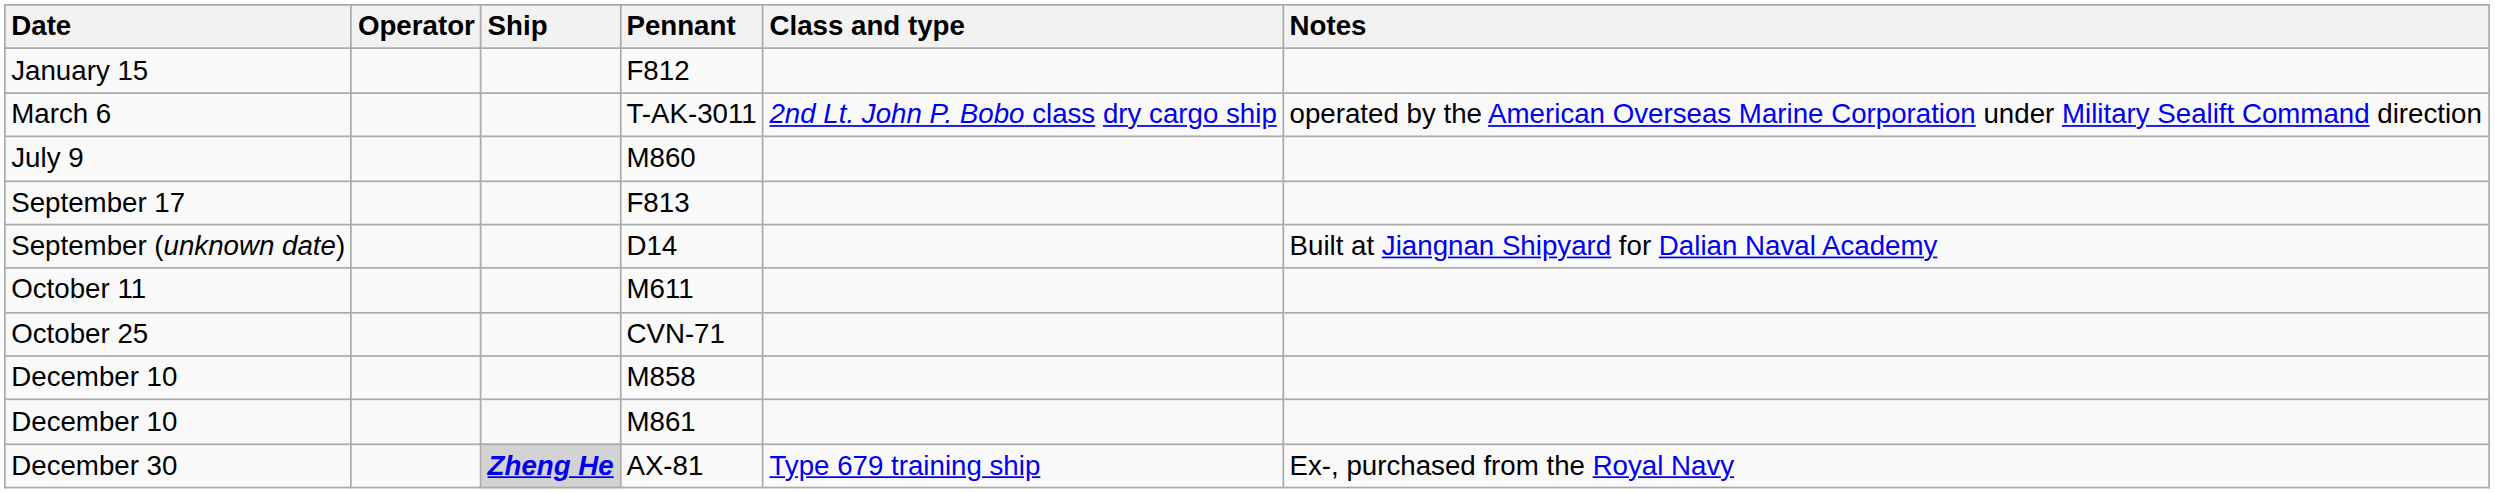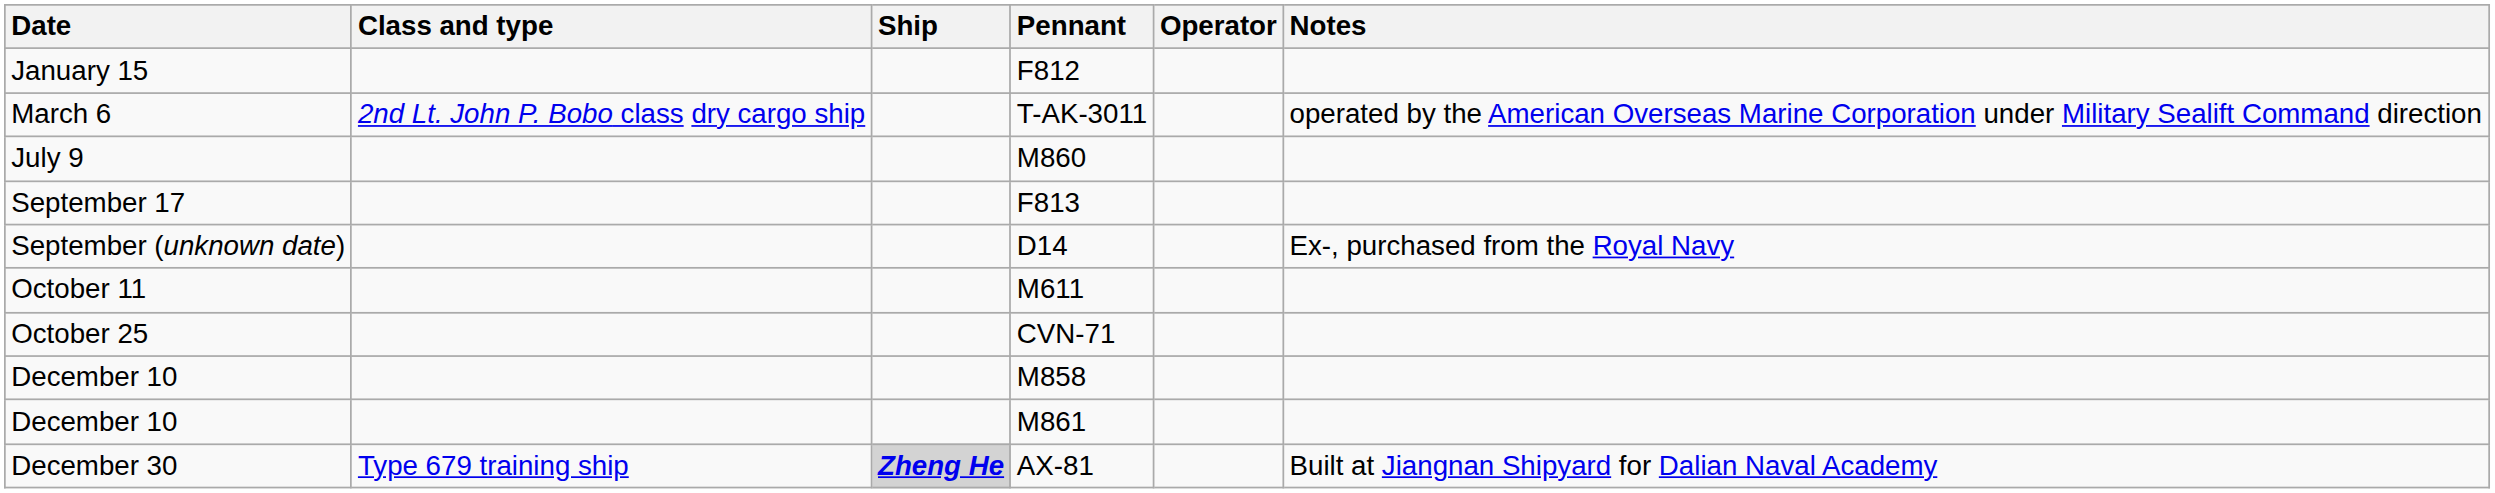columns swapped: (416, 26) <-> (867, 26)
(1613, 245) Built at Jiangnan Shipyard for Dalian Naval Academy -> (1512, 245) Ex-, purchased from the Royal Navy
(1512, 465) Ex-, purchased from the Royal Navy -> (1613, 465) Built at Jiangnan Shipyard for Dalian Naval Academy
